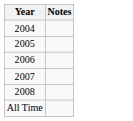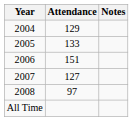+ column: (72, 12)
